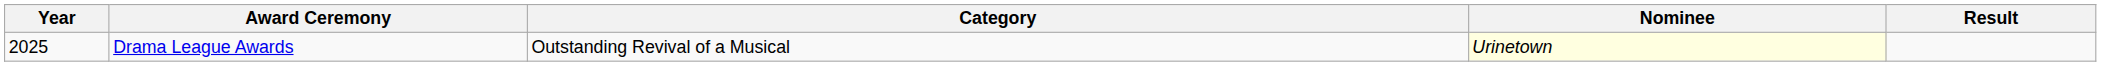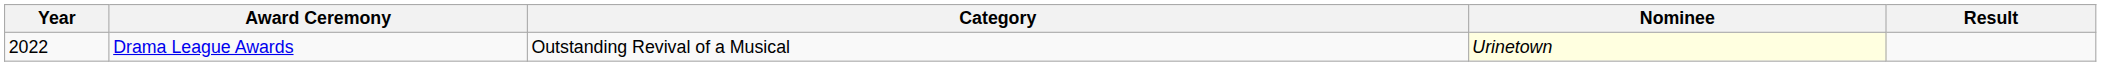(28, 46) 2025 -> (28, 46) 2022
